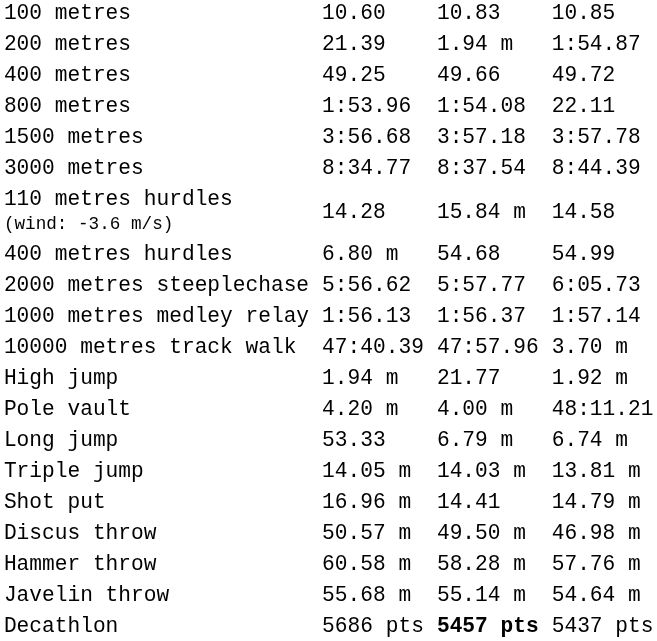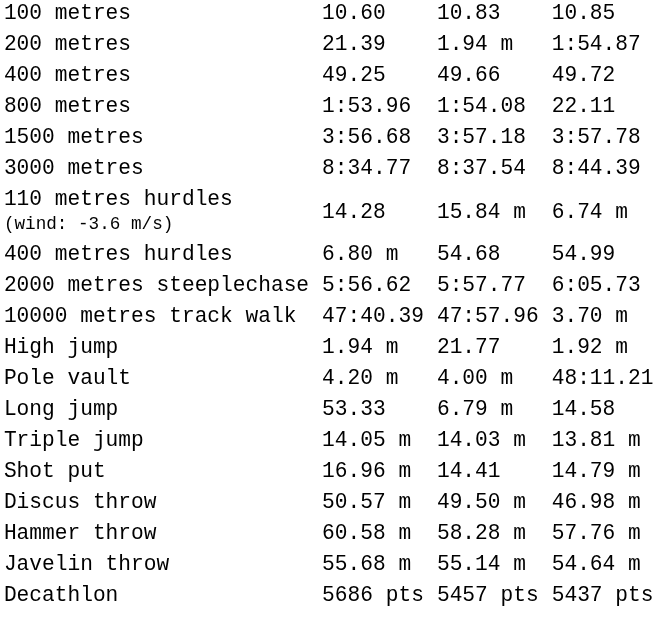(583, 211) 14.58 -> (590, 211) 6.74 m
- row: (156, 316)
(590, 440) 6.74 m -> (583, 409) 14.58
(488, 626) bold -> (488, 595) normal
